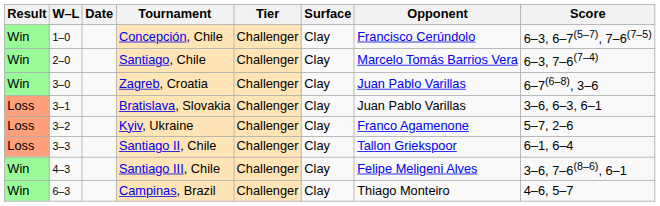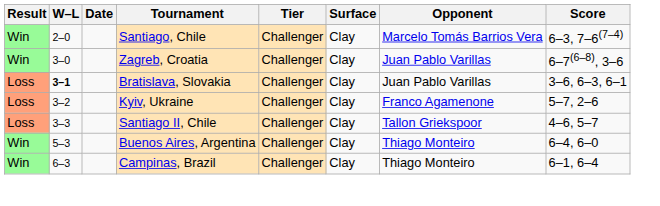- row: (171, 36)
(61, 107) normal -> (61, 82) bold
(549, 146) 6–1, 6–4 -> (574, 123) 4–6, 5–7
- row: (169, 168)
+ row: (187, 143)
(549, 190) 4–6, 5–7 -> (574, 163) 6–1, 6–4
